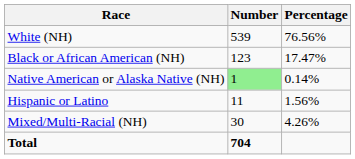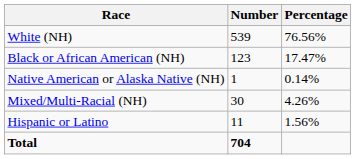(234, 79) lightgreen background -> (234, 79) no background
rows swapped: (77, 121) <-> (58, 100)
